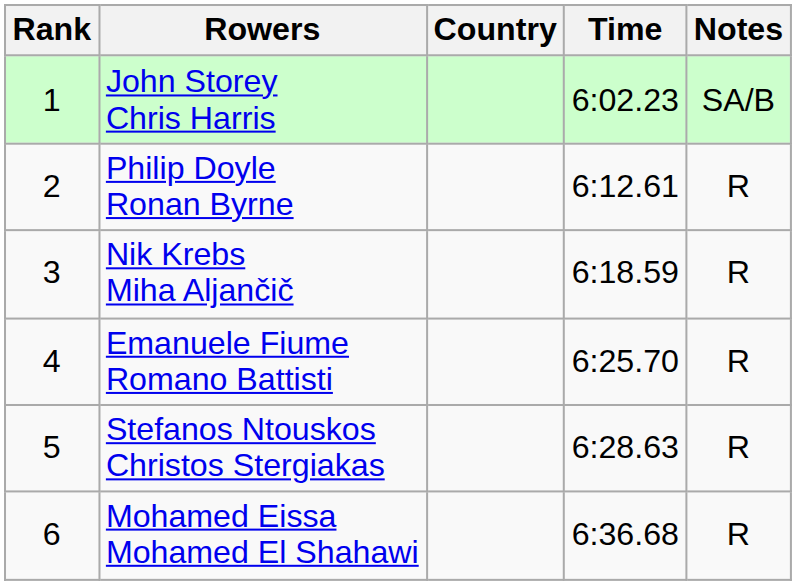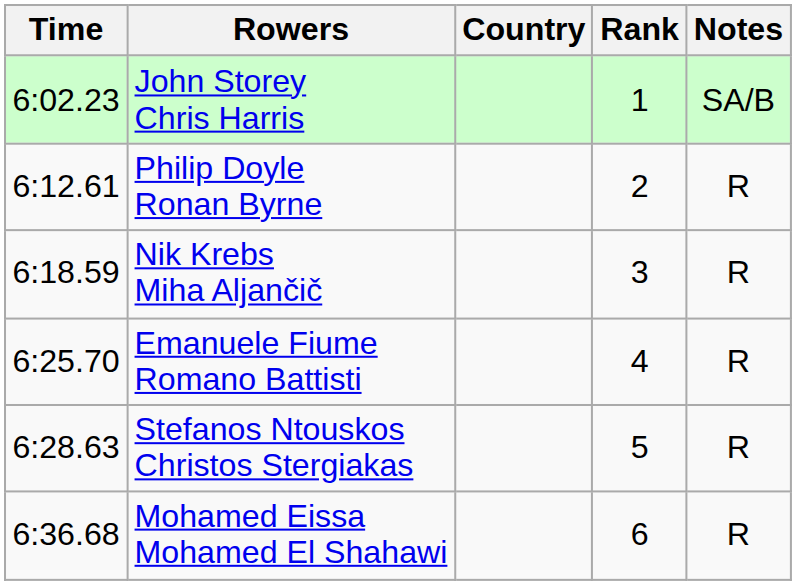columns swapped: (52, 30) <-> (625, 30)
